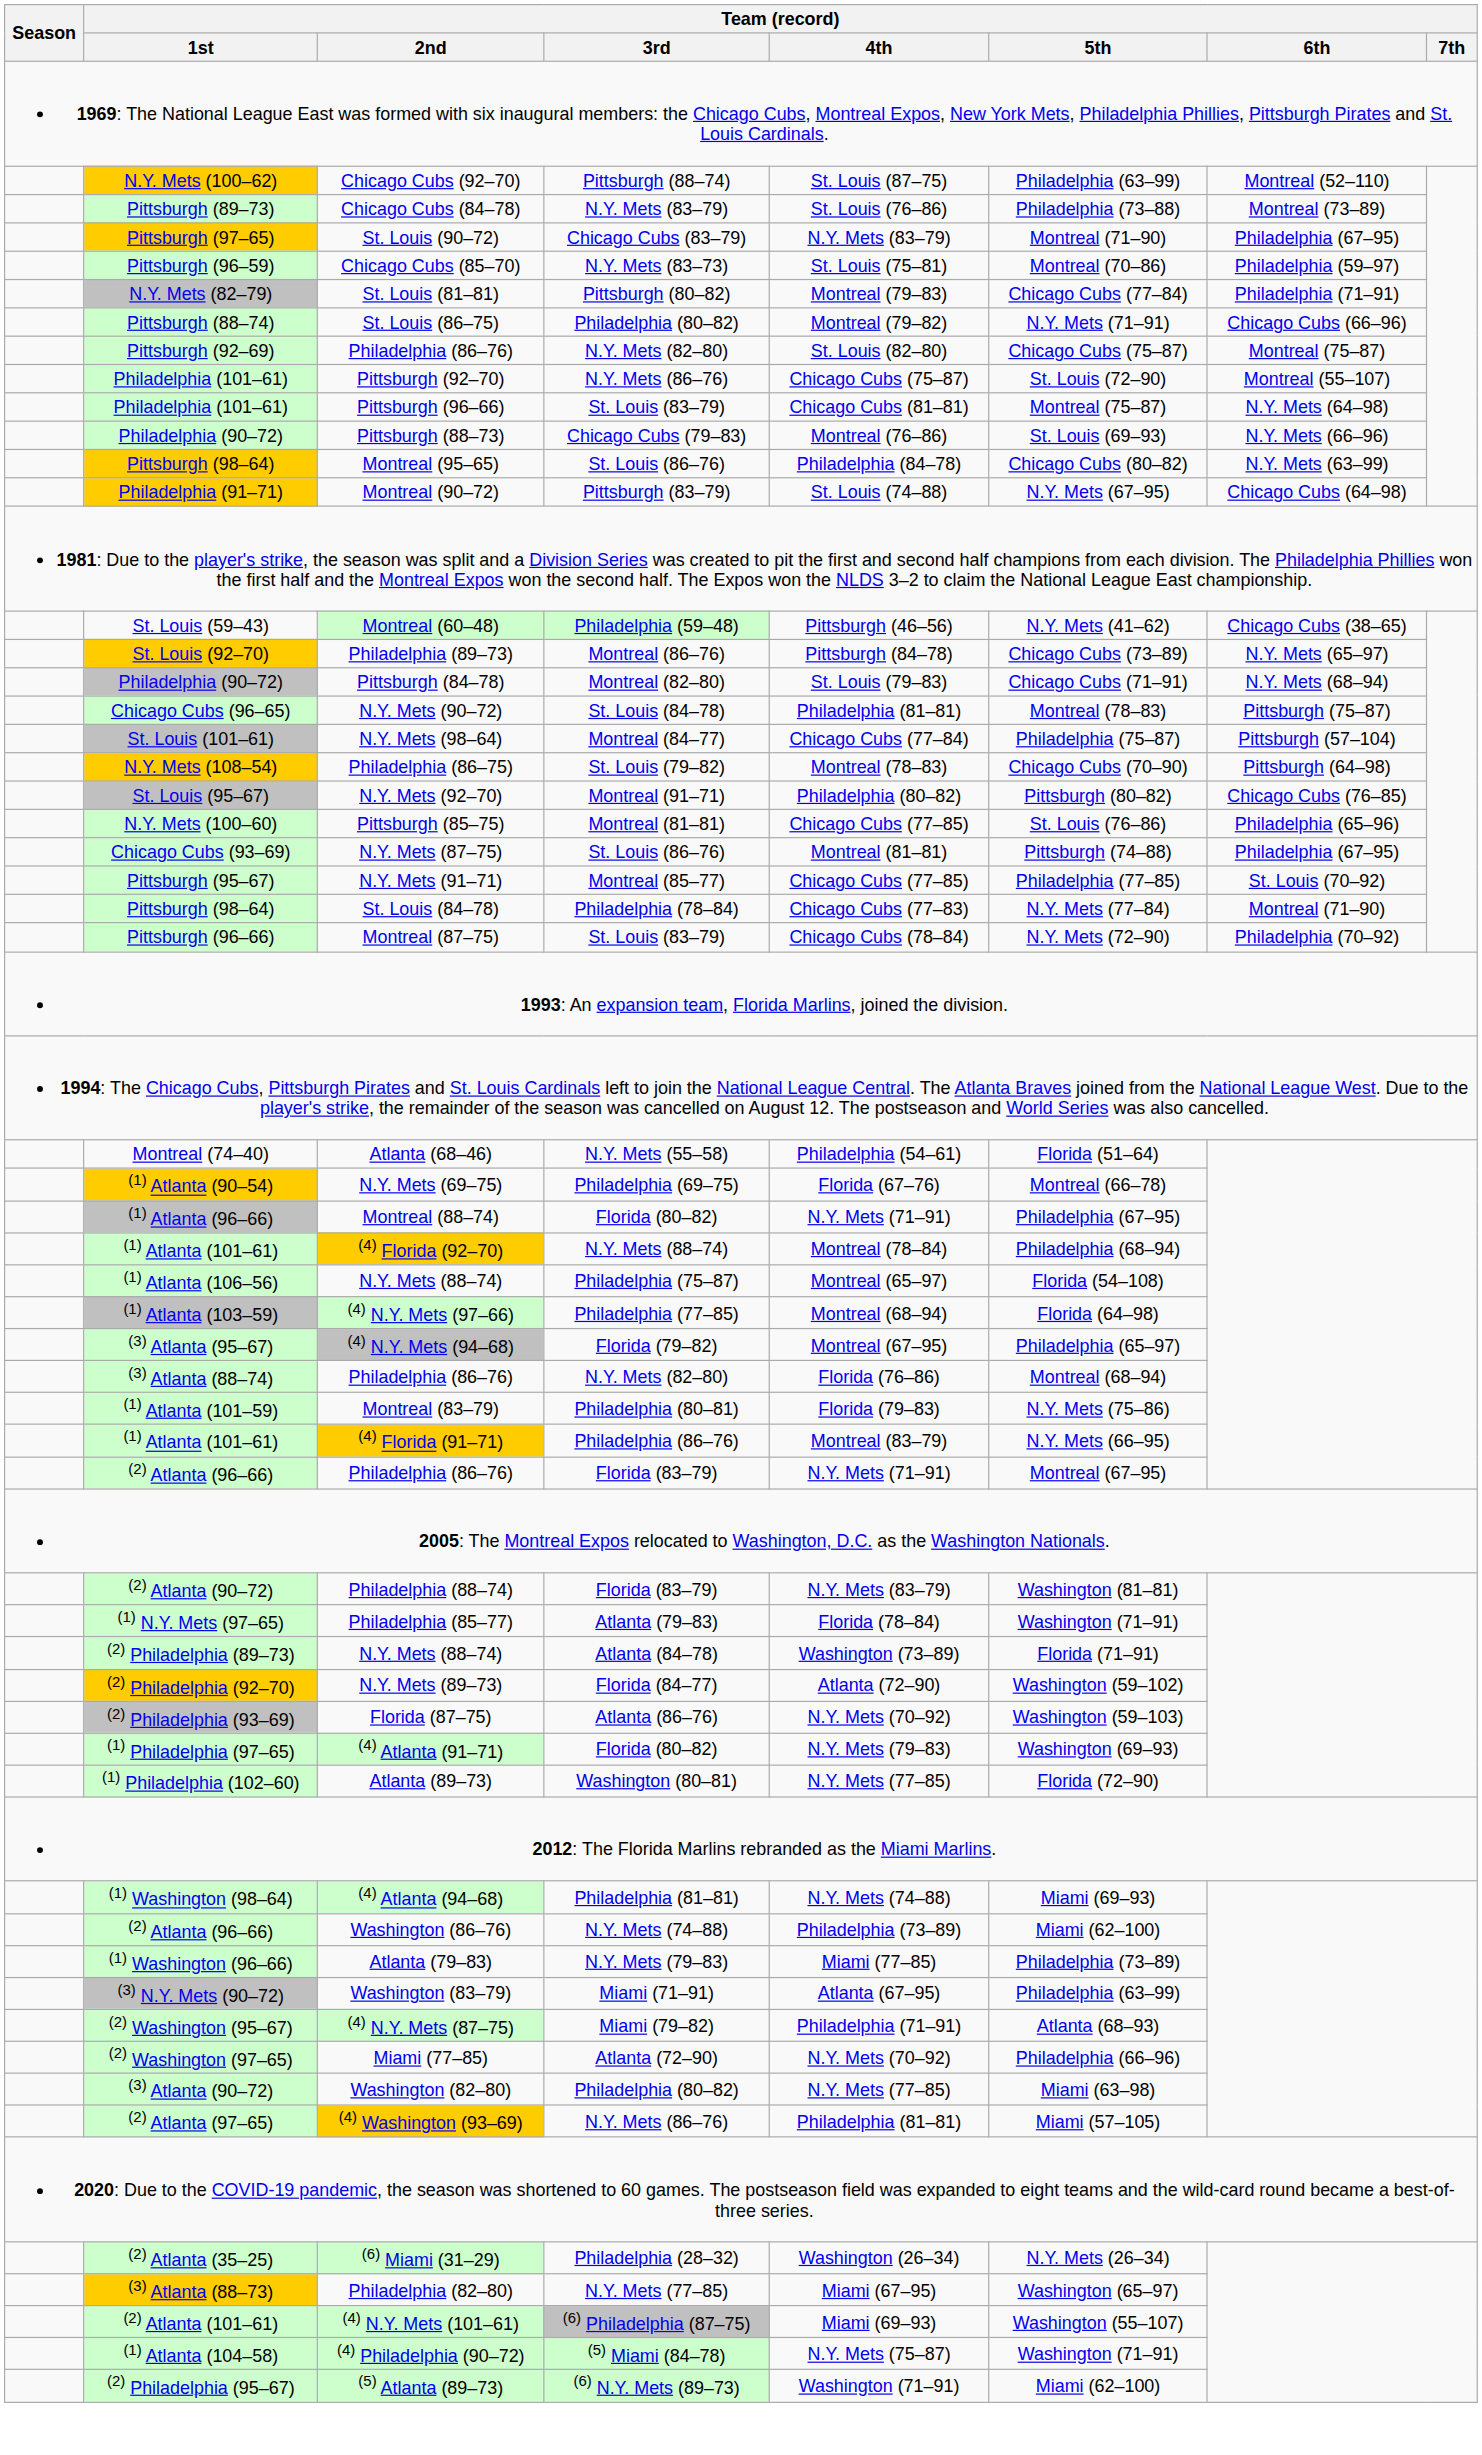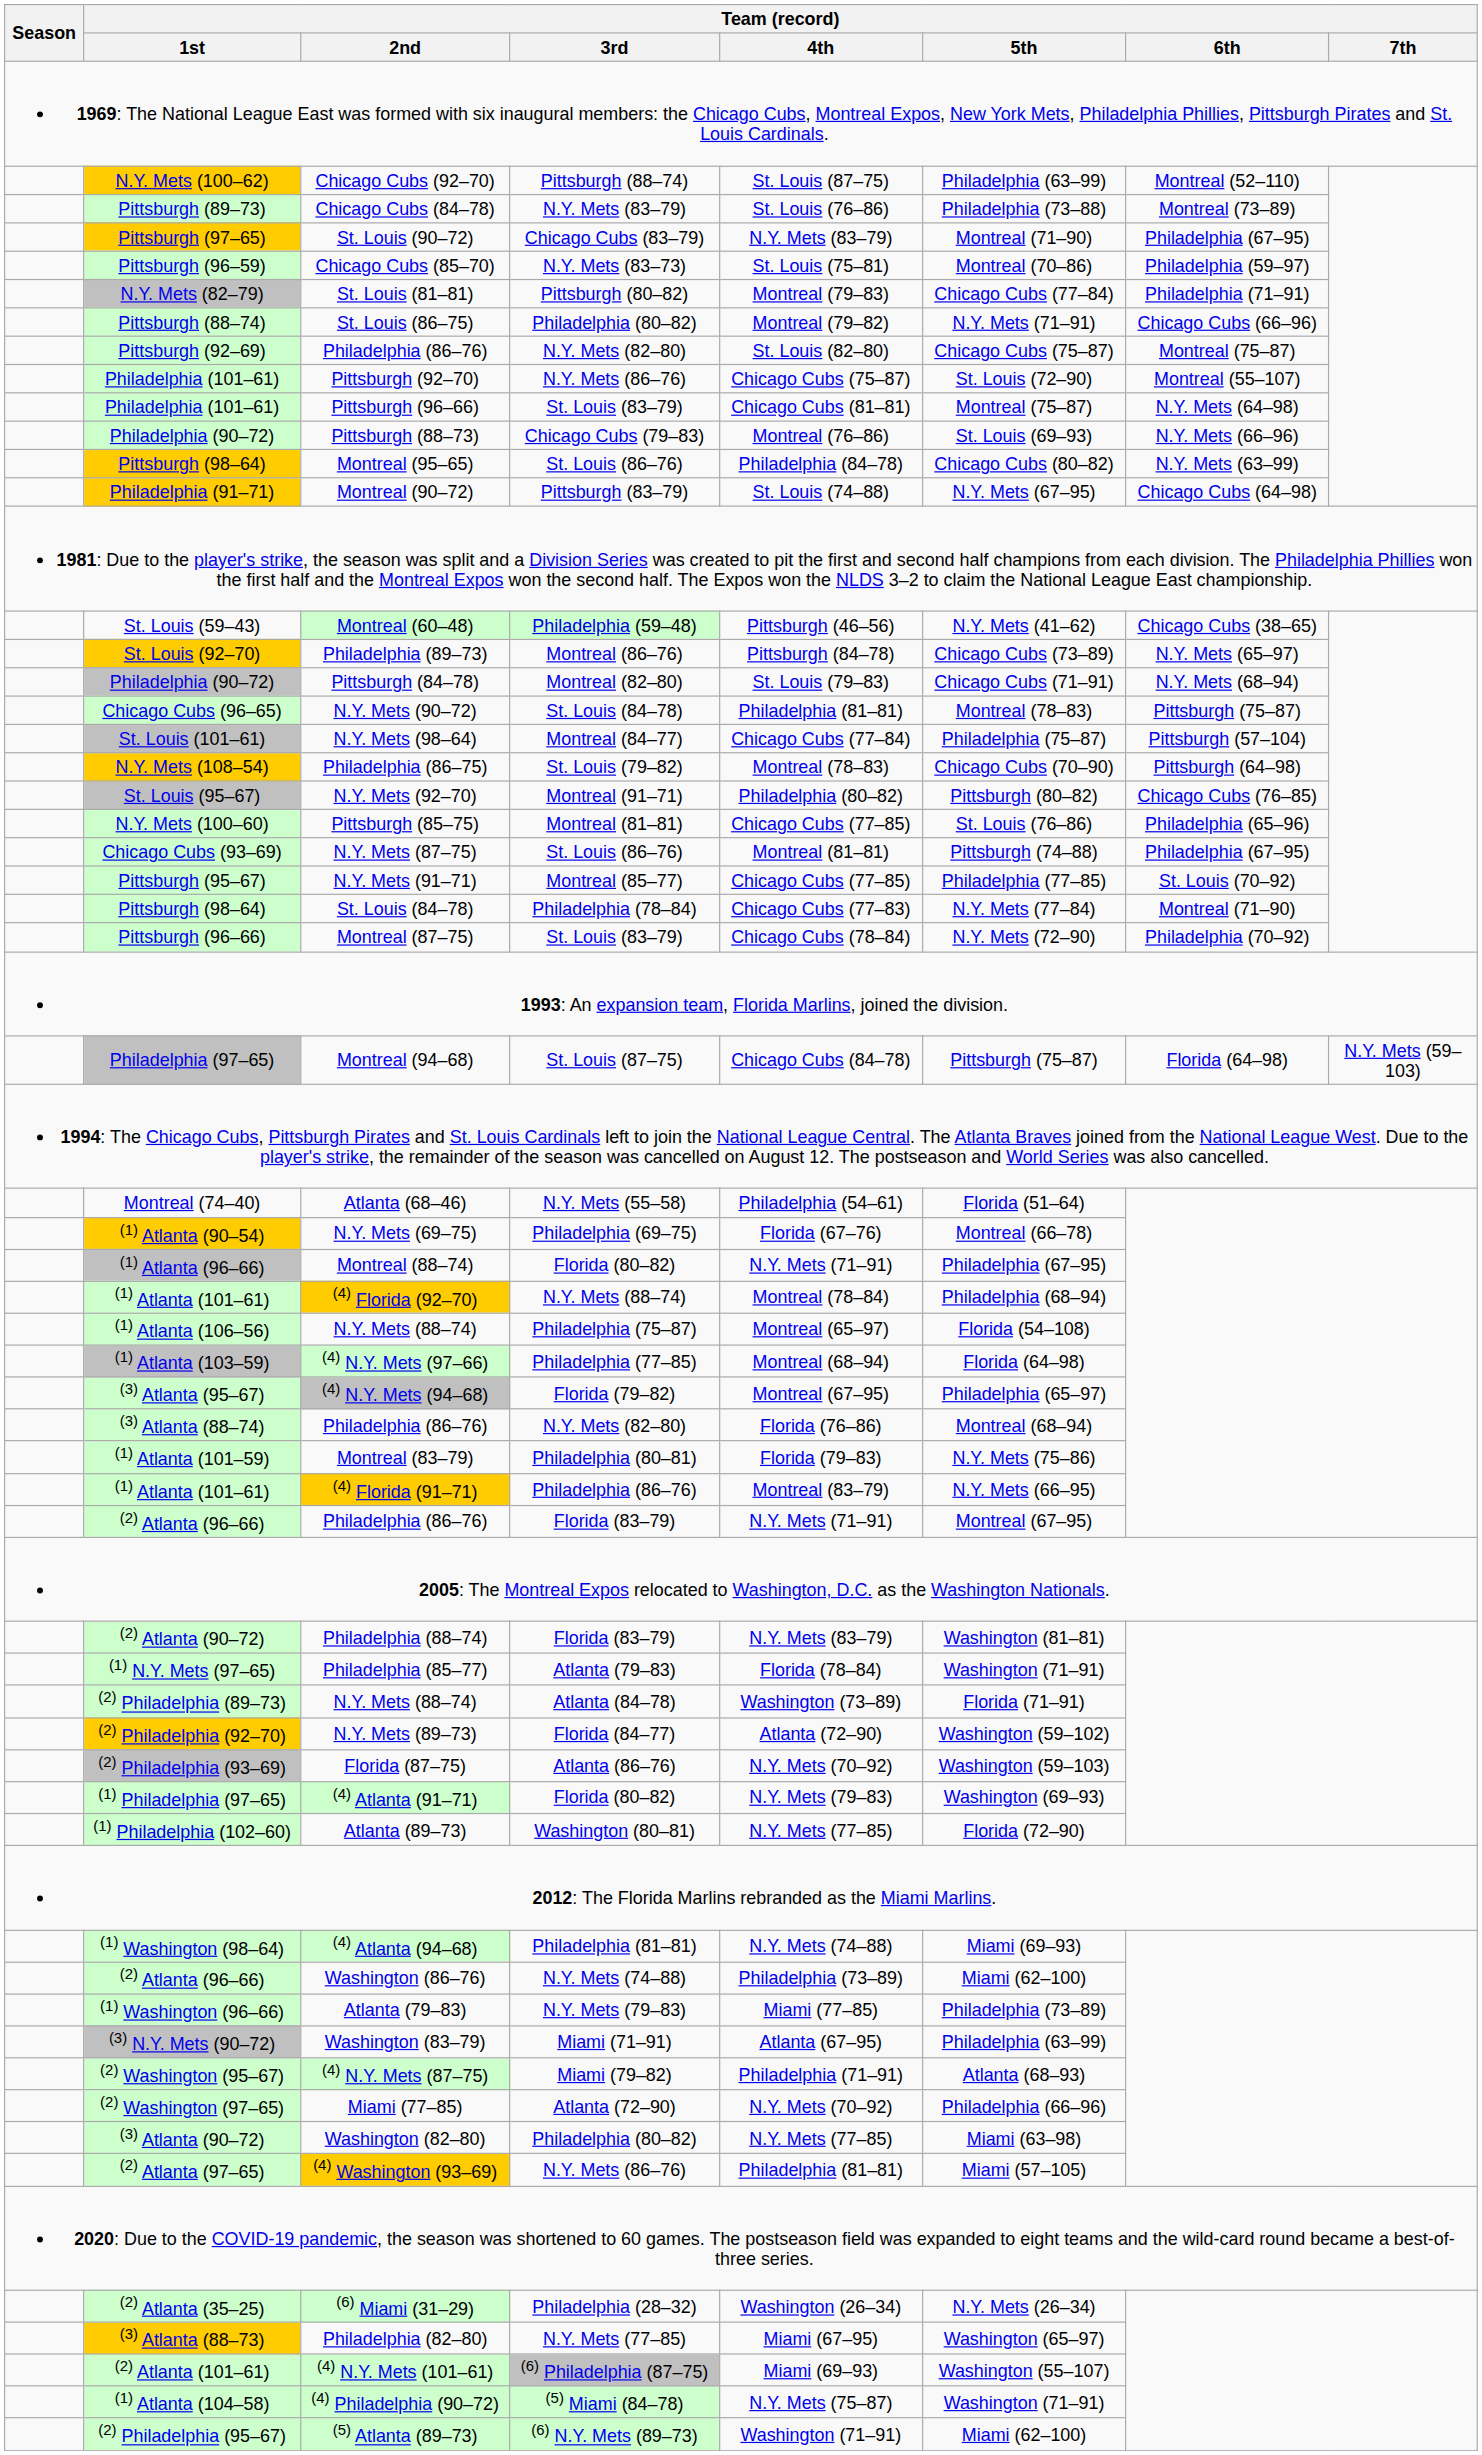+ row: (192, 1060)
